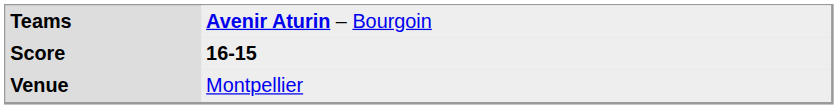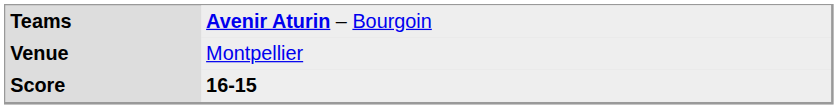rows swapped: (38, 53) <-> (39, 85)
